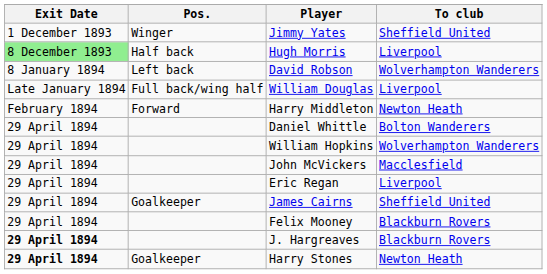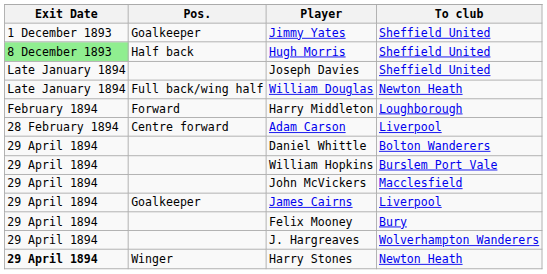(152, 33) Winger -> (166, 33) Goalkeeper
(410, 52) Liverpool -> (435, 52) Sheffield United
- row: (311, 70)
+ row: (314, 70)
(410, 89) Liverpool -> (421, 89) Newton Heath
(421, 108) Newton Heath -> (421, 108) Loughborough
+ row: (307, 127)
(459, 146) Wolverhampton Wanderers -> (438, 165) Burslem Port Vale
- row: (304, 184)
(435, 202) Sheffield United -> (410, 202) Liverpool
(435, 221) Blackburn Rovers -> (393, 221) Bury
(52, 240) bold -> (52, 240) normal
(435, 240) Blackburn Rovers -> (459, 240) Wolverhampton Wanderers
(166, 259) Goalkeeper -> (152, 259) Winger
